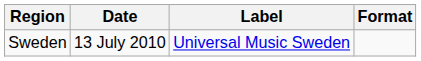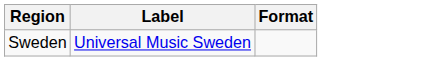- column: (120, 17)
